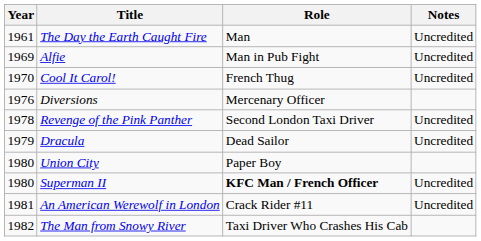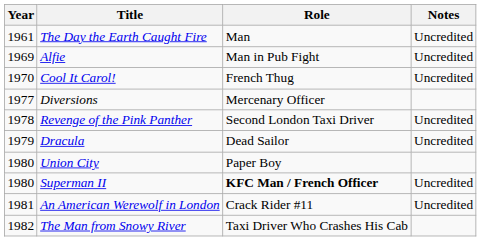(21, 99) 1976 -> (21, 99) 1977
